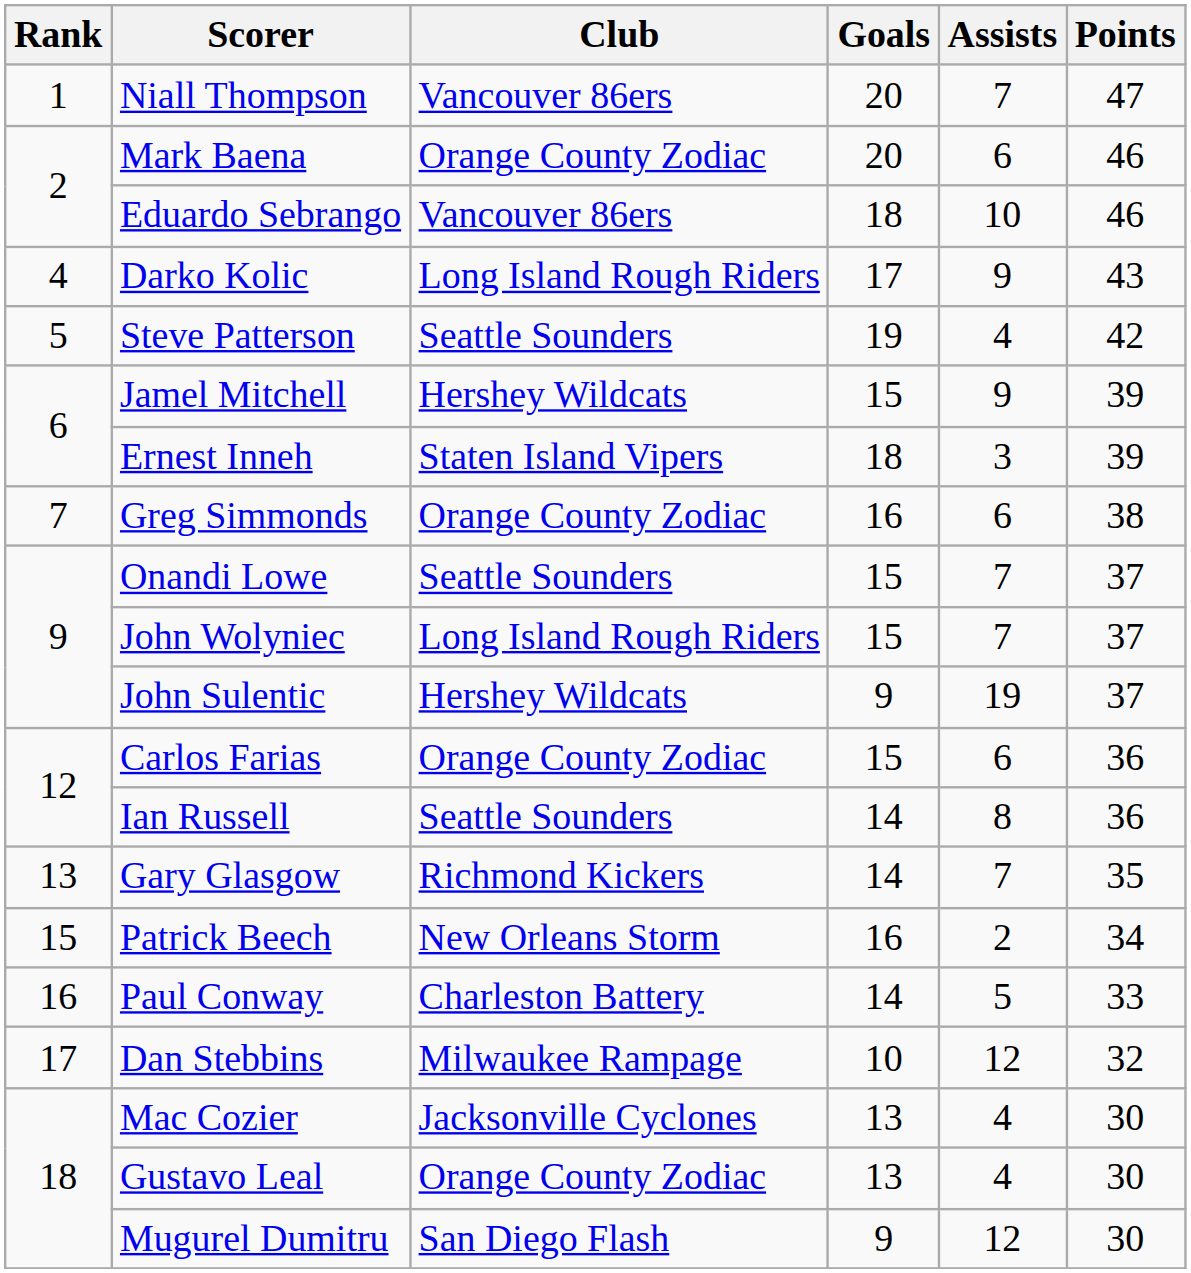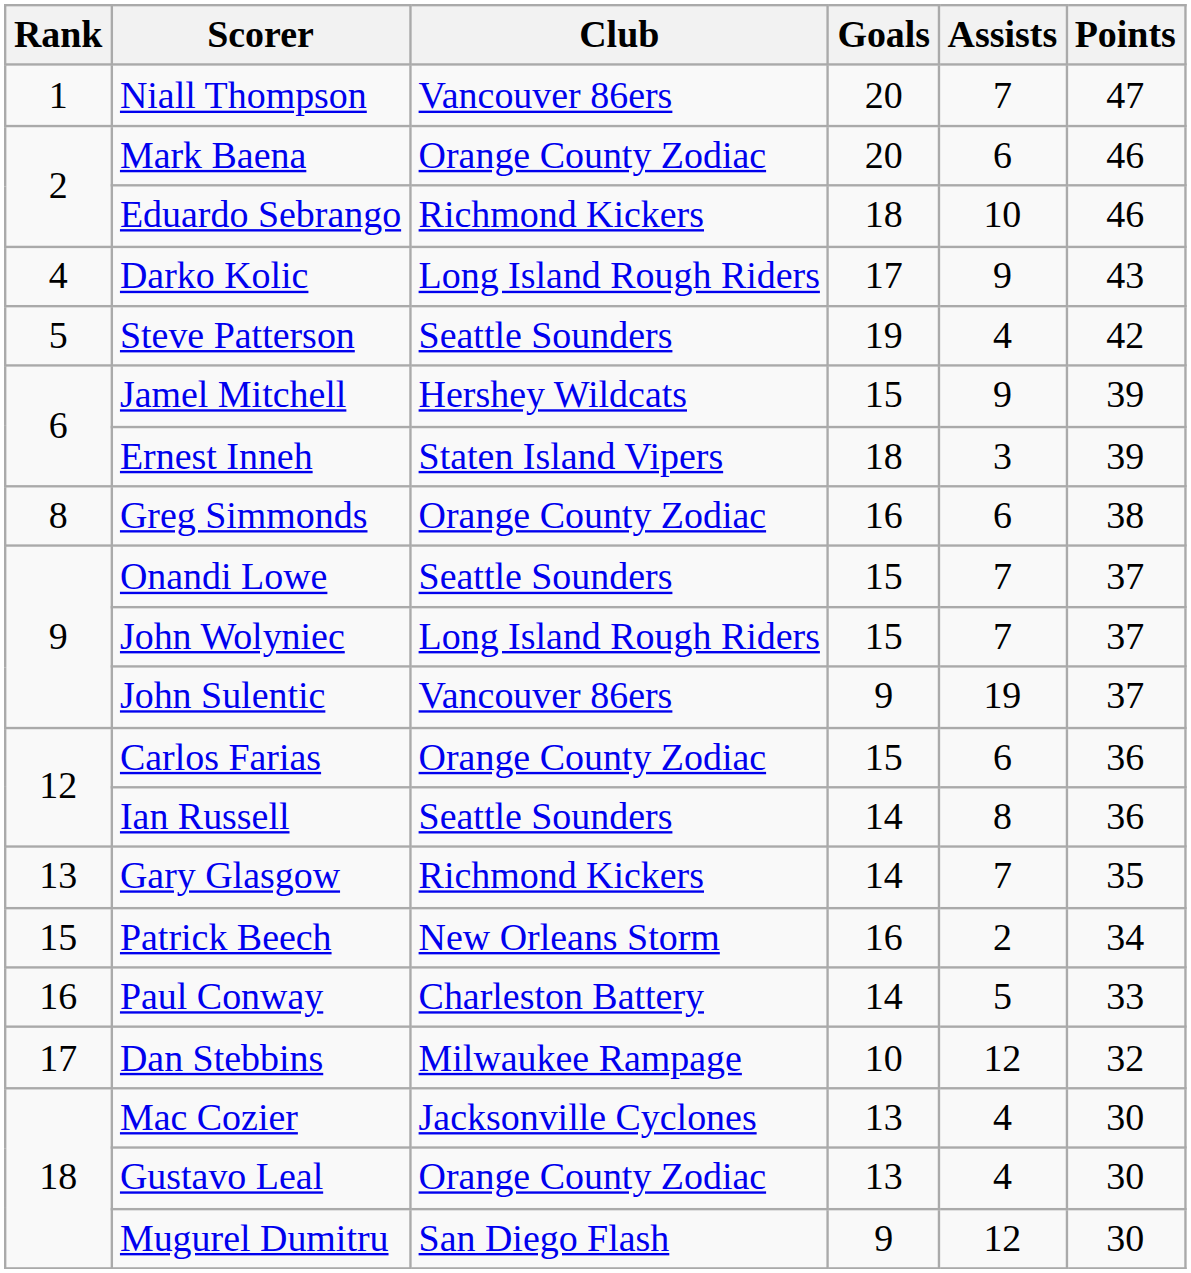(545, 214) Vancouver 86ers -> (561, 214) Richmond Kickers
(58, 515) 7 -> (58, 515) 8
(553, 696) Hershey Wildcats -> (545, 696) Vancouver 86ers
